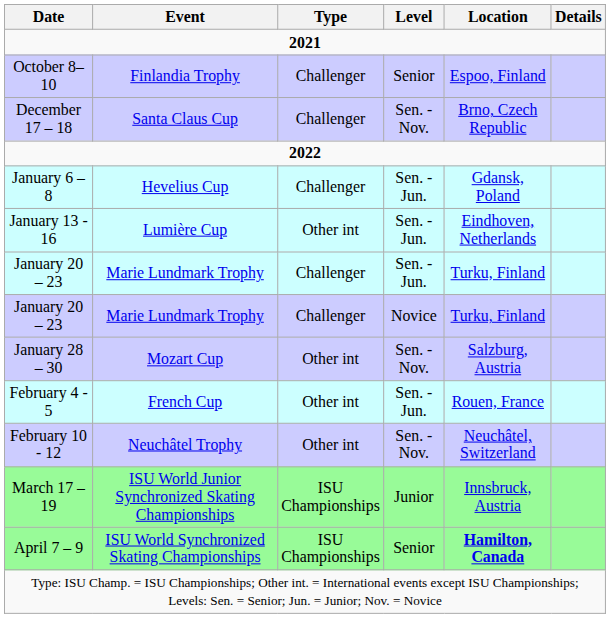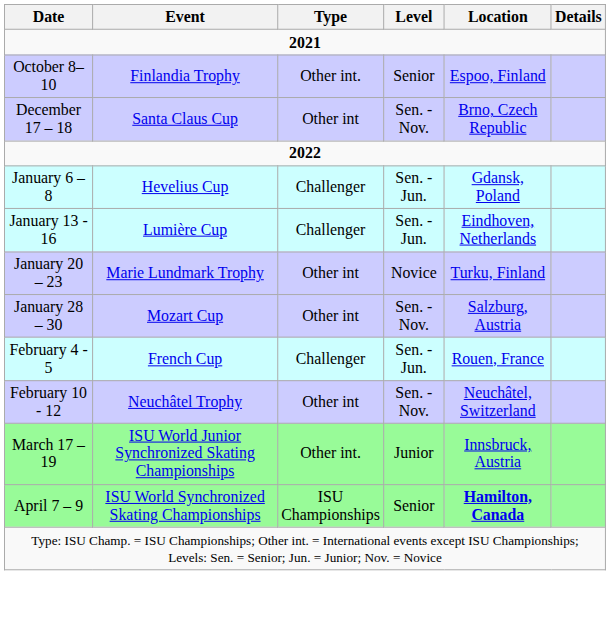(331, 76) Challenger -> (331, 76) Other int.
(331, 119) Challenger -> (331, 119) Other int
(331, 230) Other int -> (331, 230) Challenger
- row: (49, 273)
(331, 316) Challenger -> (331, 273) Other int
(331, 401) Other int -> (331, 358) Challenger
(331, 496) ISU Championships -> (331, 453) Other int.
